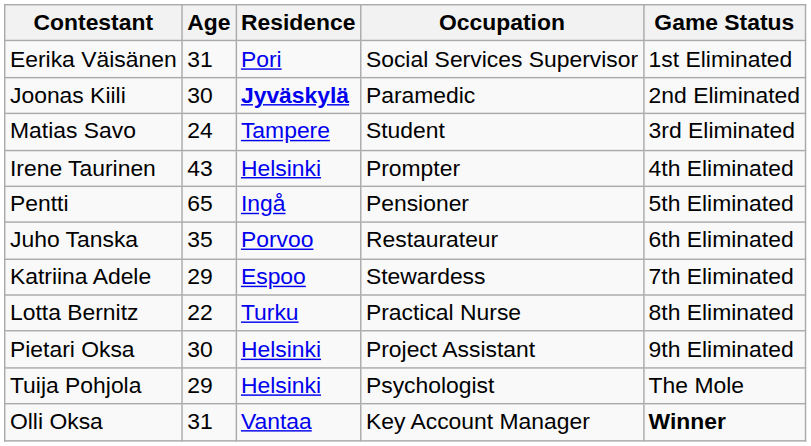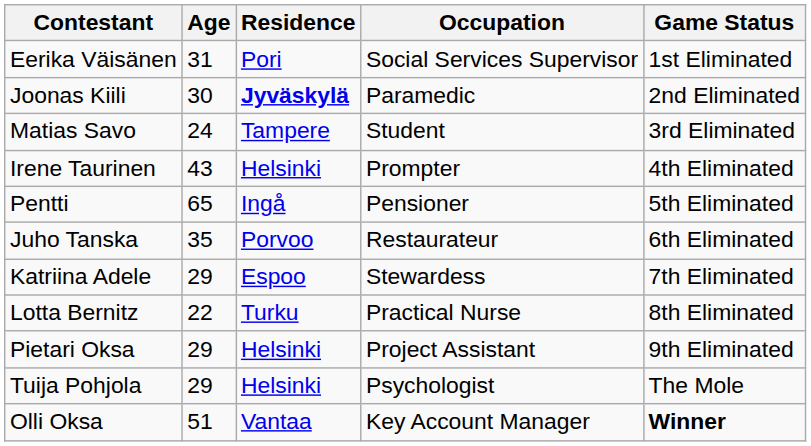(200, 349) 30 -> (200, 349) 29
(200, 421) 31 -> (200, 421) 51
